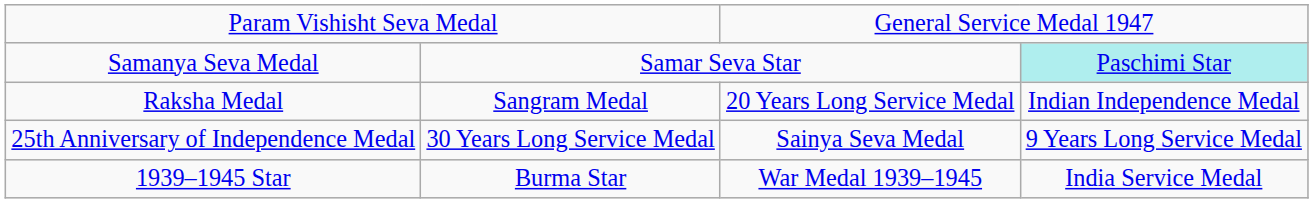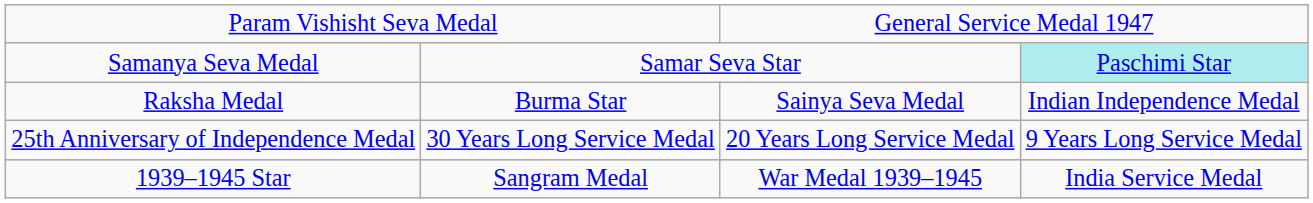(571, 100) Sangram Medal -> (571, 100) Burma Star
(870, 100) 20 Years Long Service Medal -> (870, 100) Sainya Seva Medal
(870, 139) Sainya Seva Medal -> (870, 139) 20 Years Long Service Medal
(571, 178) Burma Star -> (571, 178) Sangram Medal
